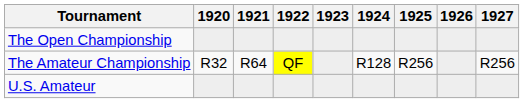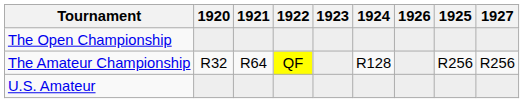columns swapped: (416, 16) <-> (456, 16)
